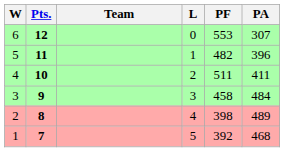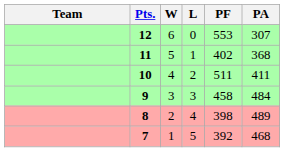columns swapped: (119, 14) <-> (15, 14)
(223, 55) 482 -> (223, 55) 402
(261, 55) 396 -> (261, 55) 368
